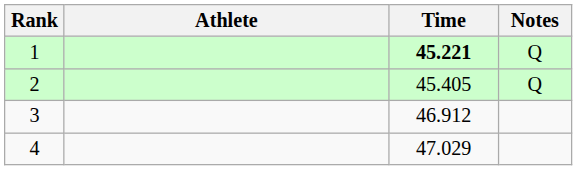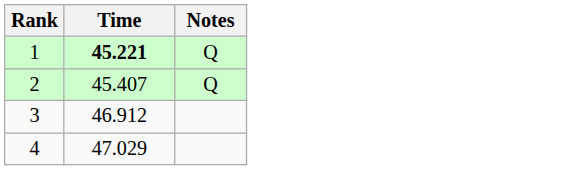- column: (226, 20)
(444, 84) 45.405 -> (119, 84) 45.407
